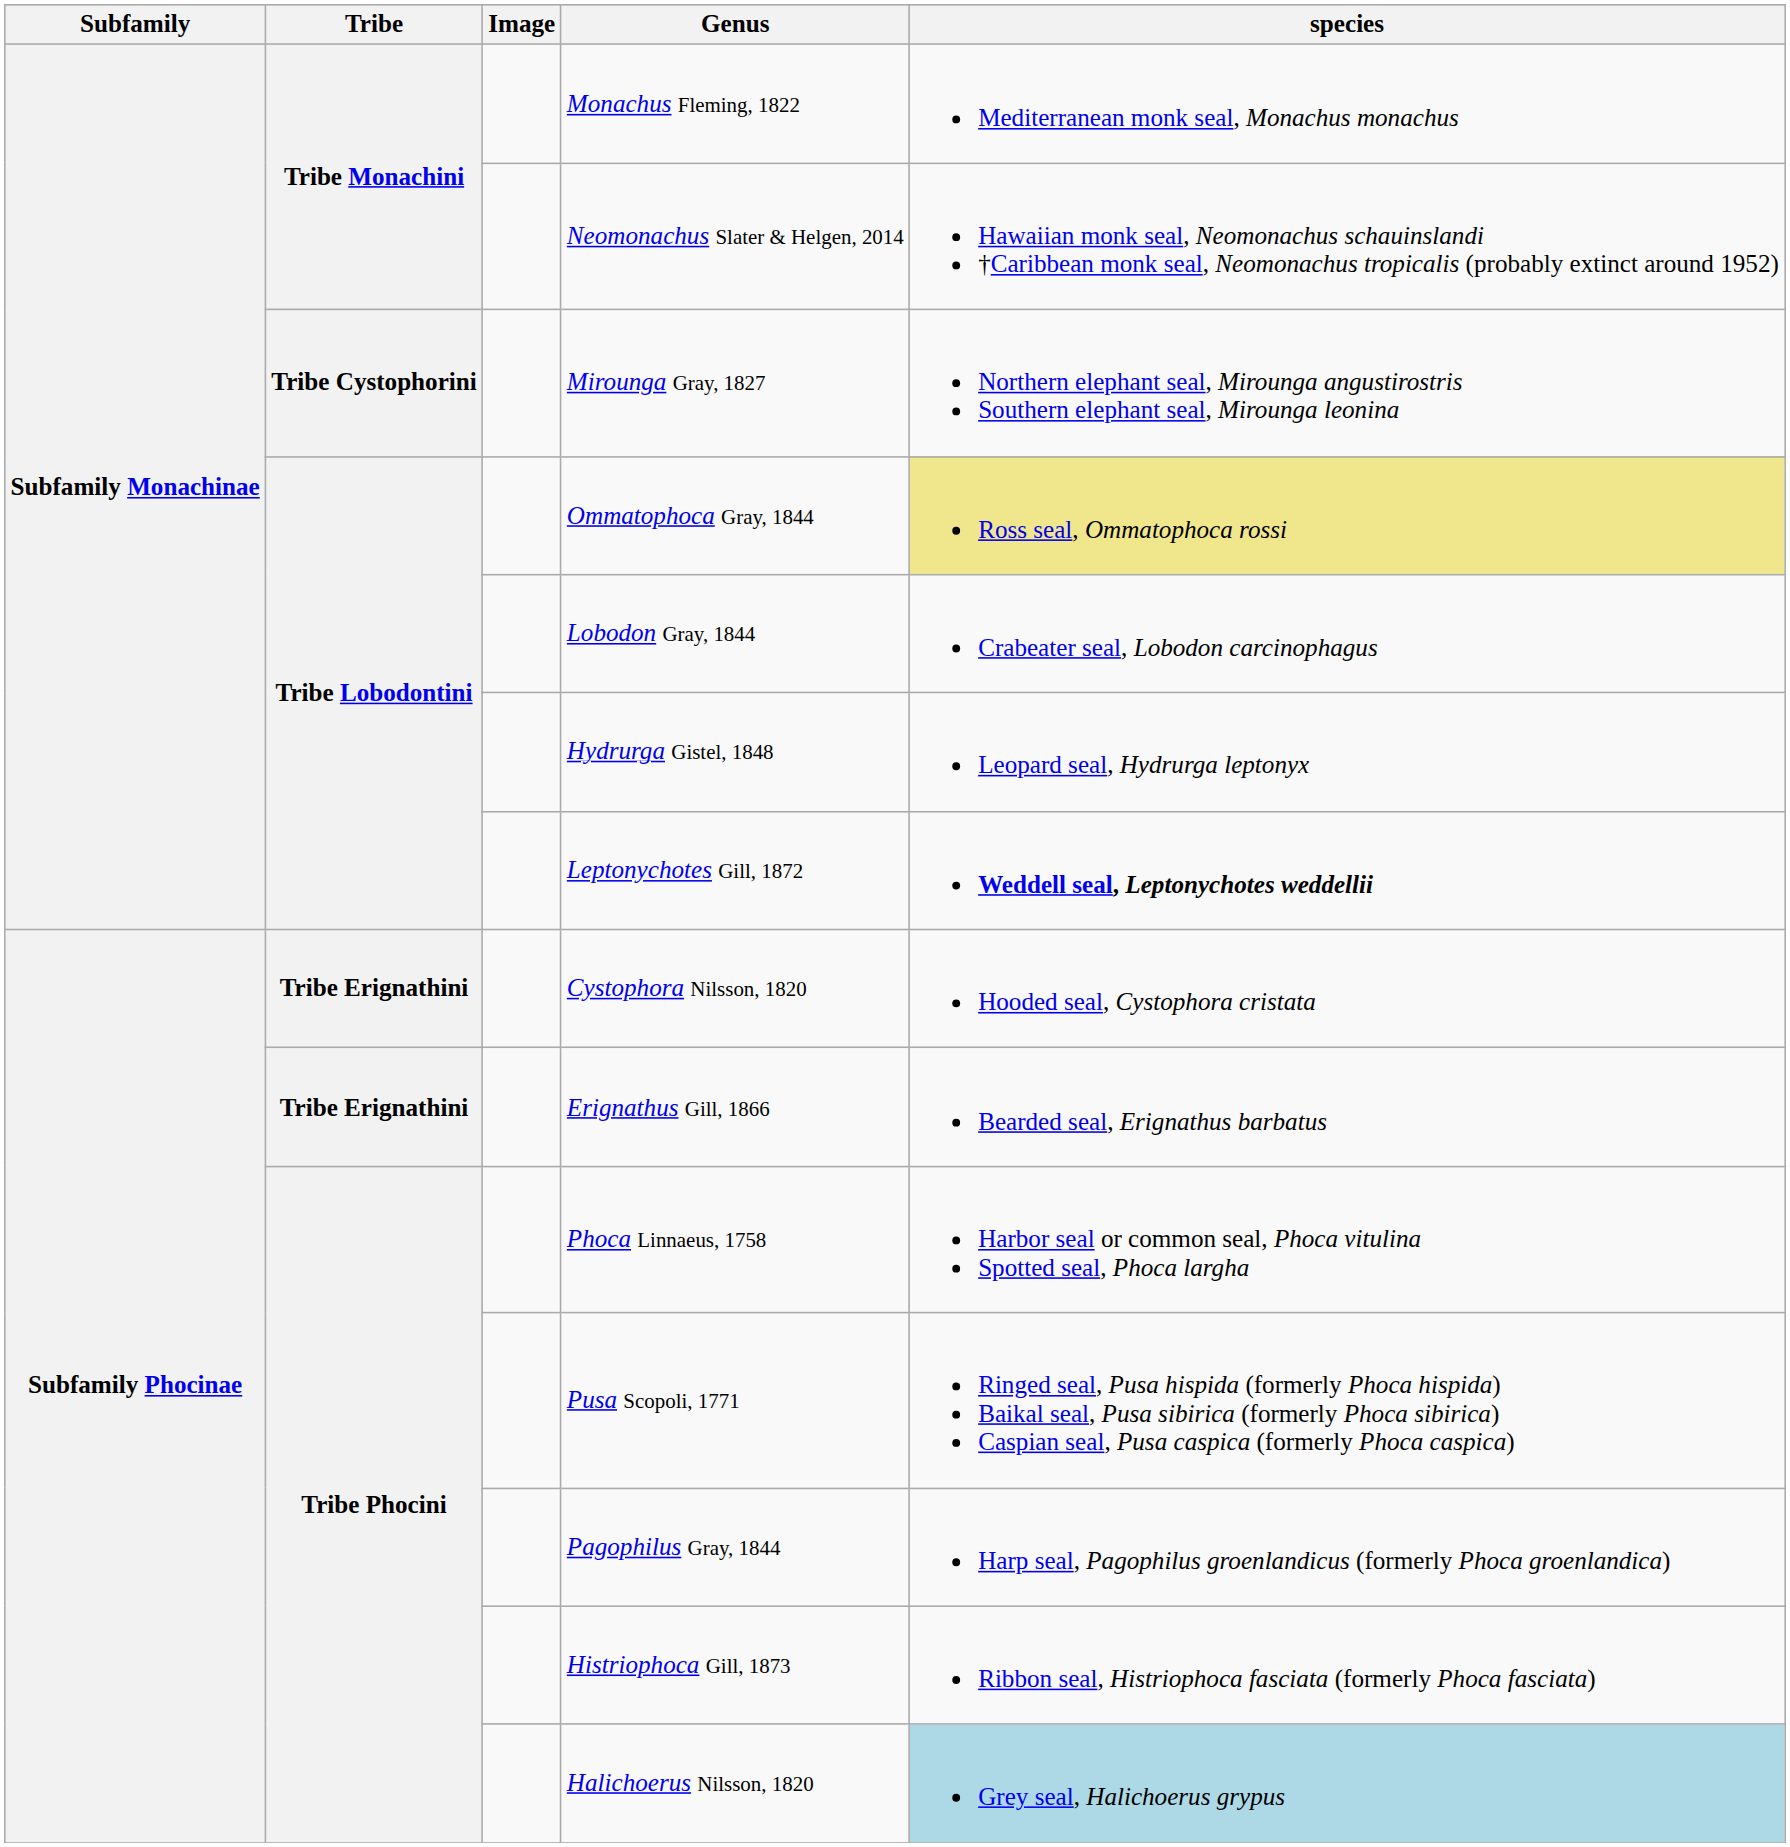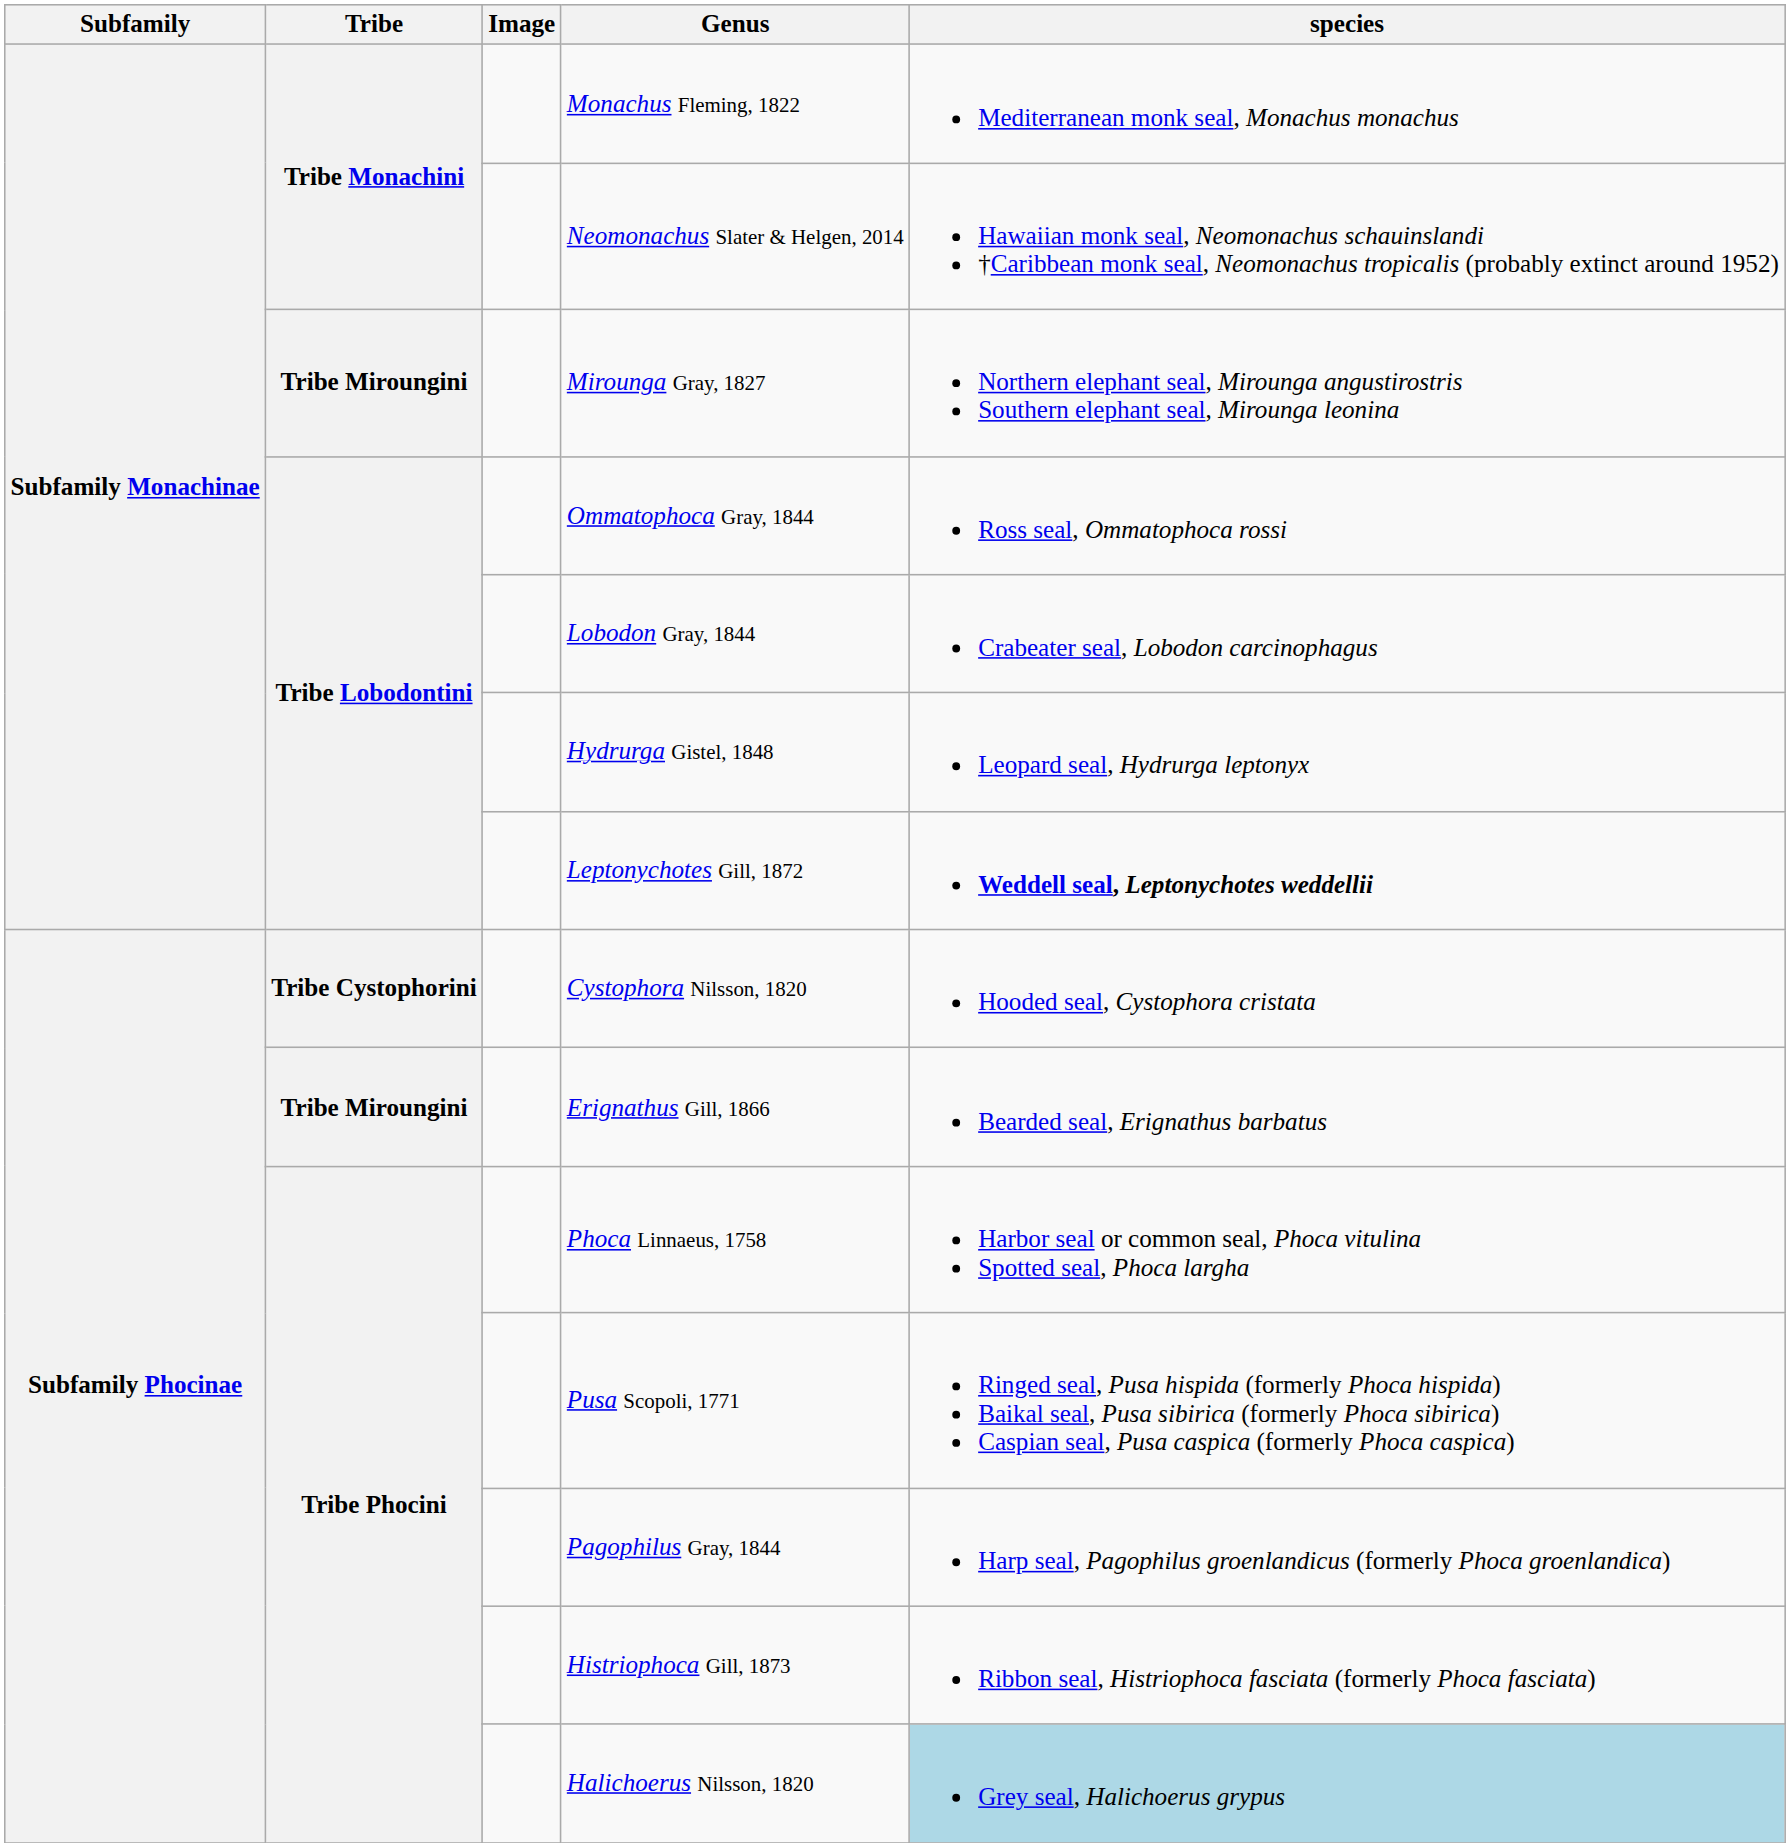(374, 382) Tribe Cystophorini -> (374, 382) Tribe Miroungini
(1347, 529) khaki background -> (1347, 529) no background
(374, 988) Tribe Erignathini -> (374, 988) Tribe Cystophorini
(374, 1106) Tribe Erignathini -> (374, 1106) Tribe Miroungini
